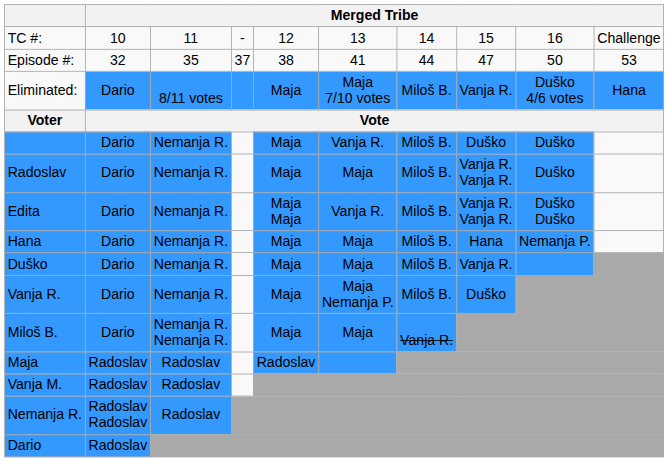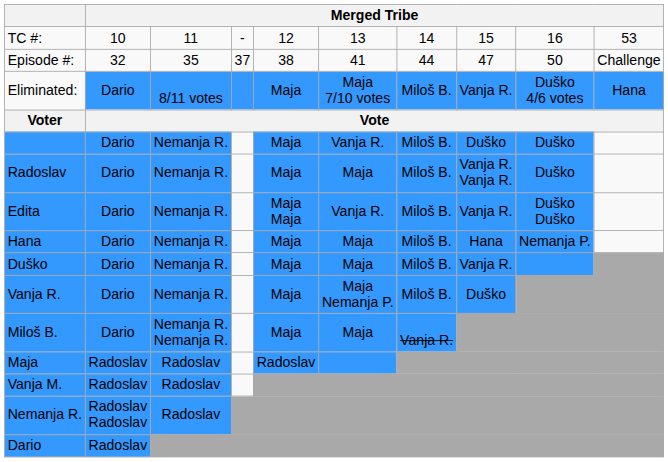(629, 37) Challenge -> (629, 37) 53
(629, 60) 53 -> (629, 60) Challenge
(486, 211) Vanja R. Vanja R. -> (486, 211) Vanja R.
